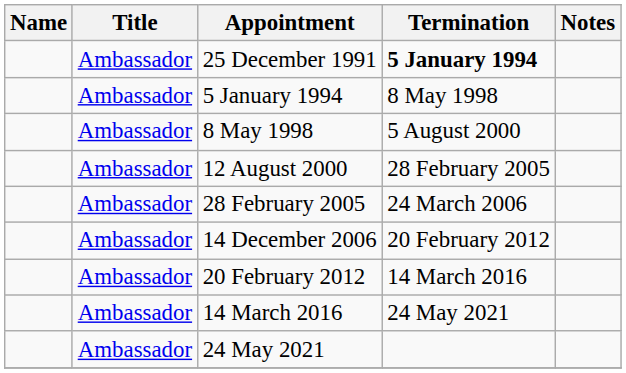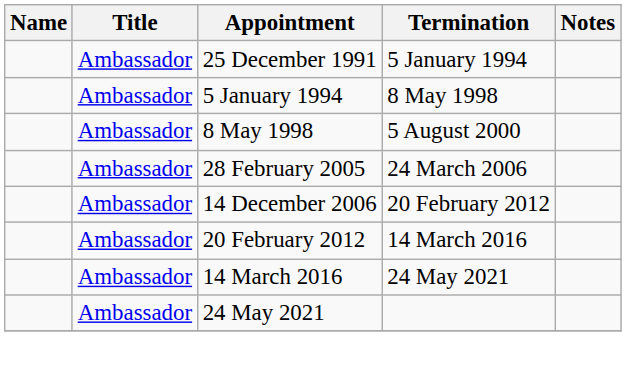(462, 58) bold -> (457, 58) normal
- row: (275, 167)
